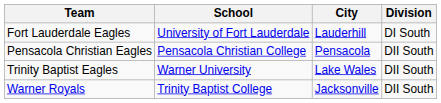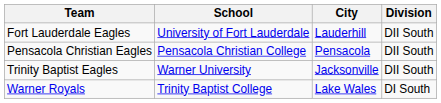(407, 32) DI South -> (409, 32) DII South
(346, 70) Lake Wales -> (347, 70) Jacksonville
(347, 88) Jacksonville -> (346, 88) Lake Wales
(409, 88) DII South -> (407, 88) DI South
